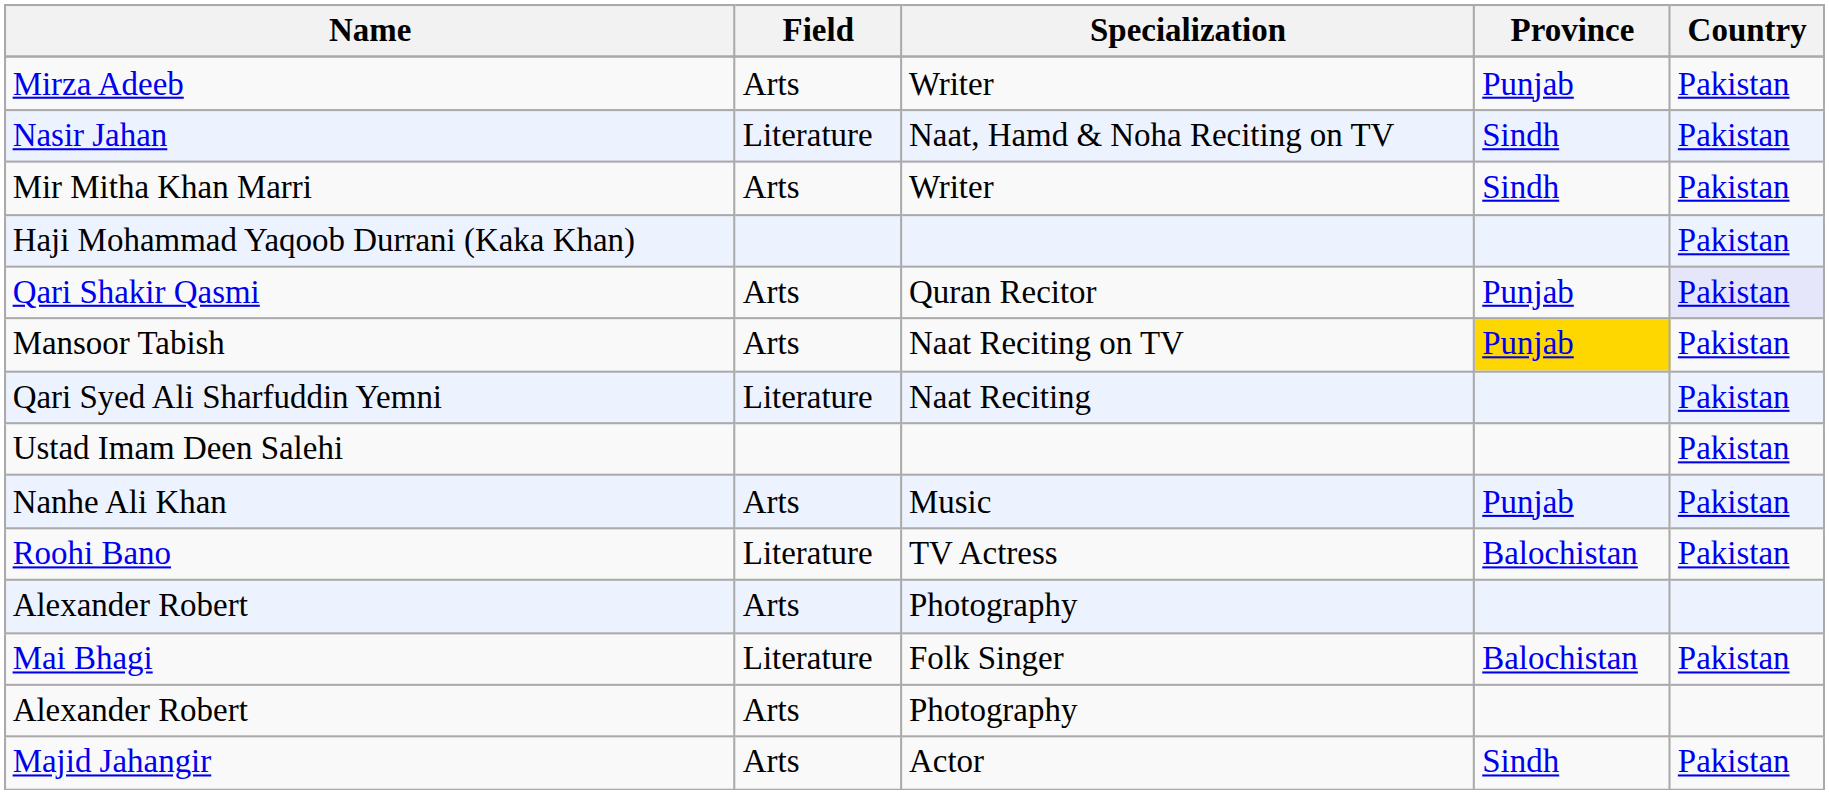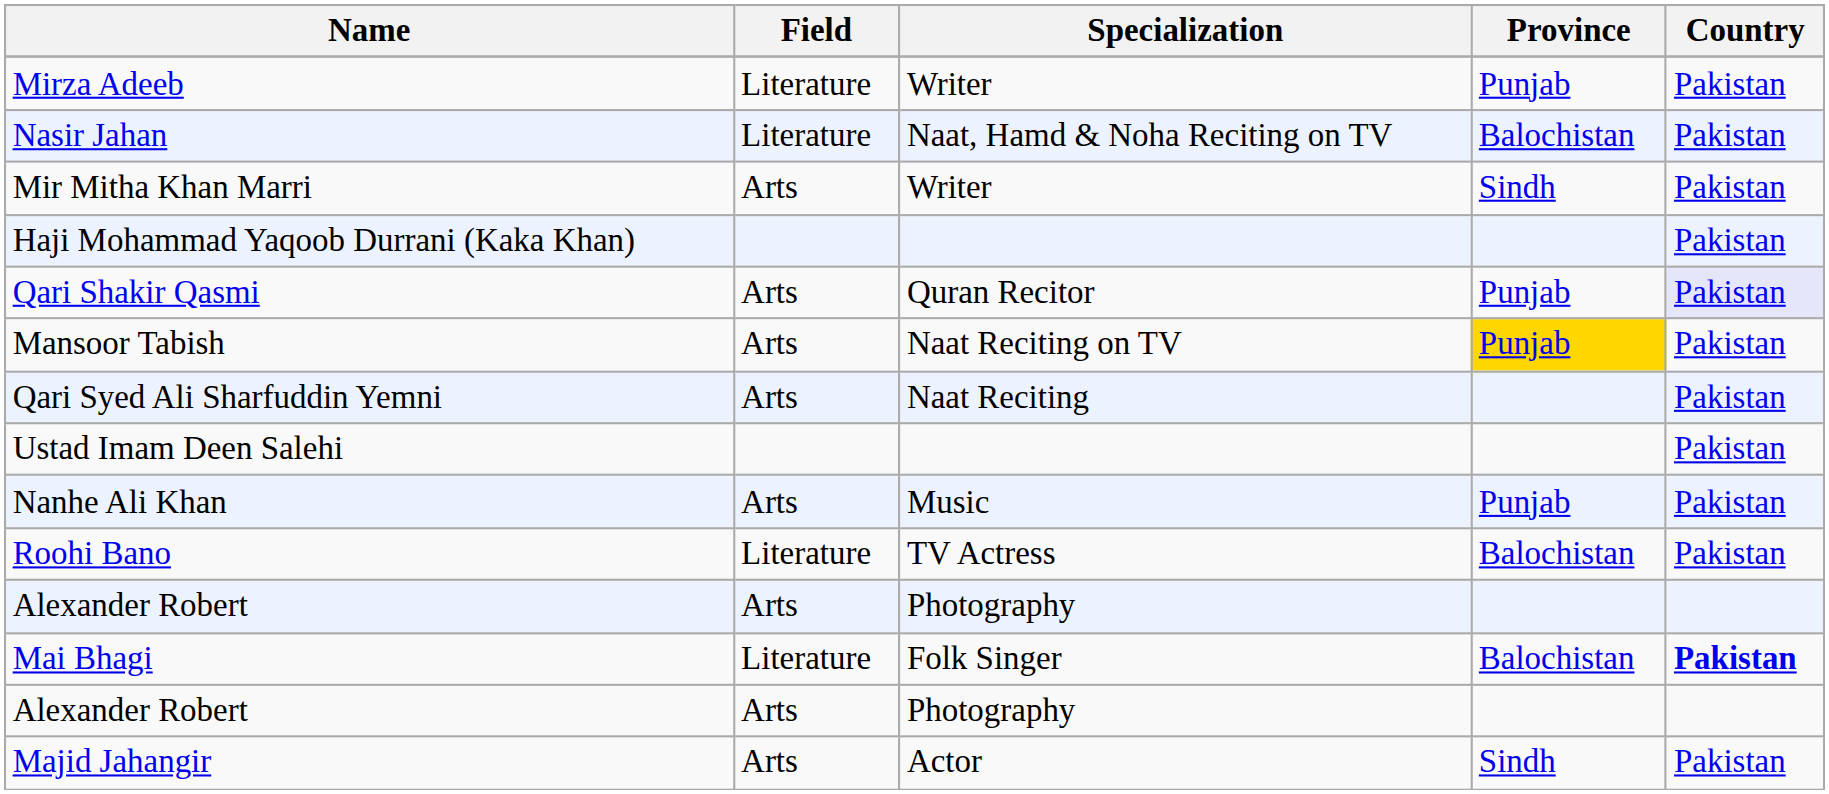(771, 82) Arts -> (806, 82) Literature
(1521, 135) Sindh -> (1557, 135) Balochistan
(808, 396) Literature -> (769, 396) Arts
(1734, 657) normal -> (1735, 657) bold
